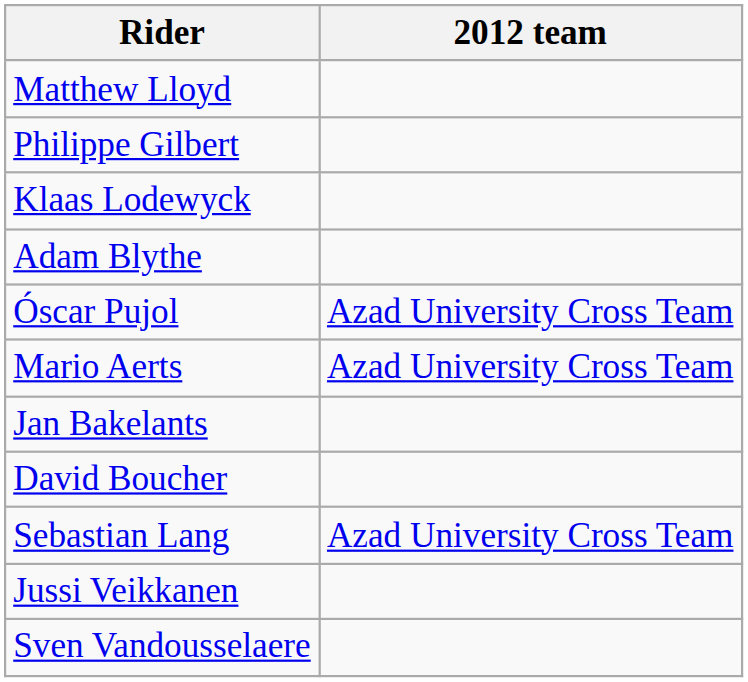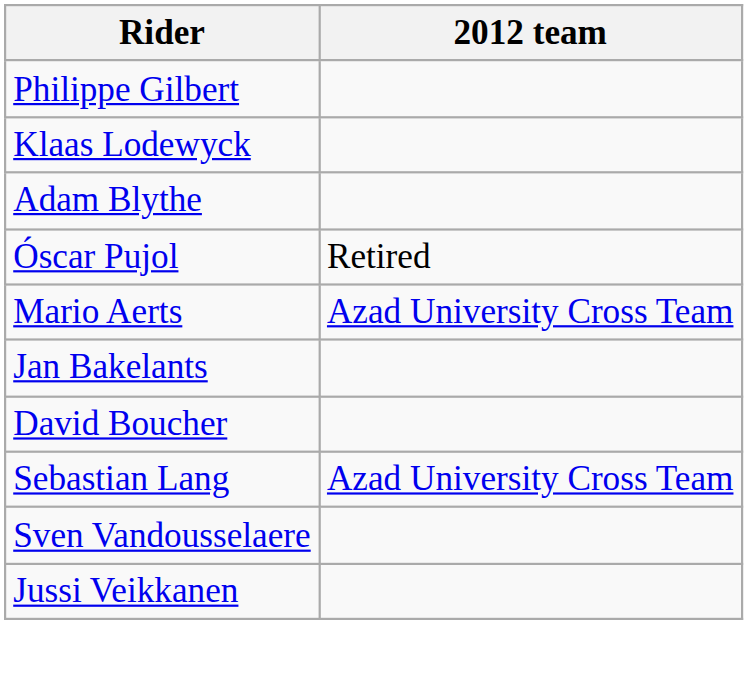- row: (122, 88)
(530, 311) Azad University Cross Team -> (379, 255) Retired
rows swapped: (162, 646) <-> (126, 590)
